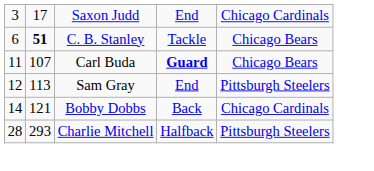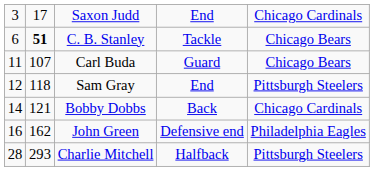(187, 62) bold -> (202, 62) normal
(40, 85) 113 -> (40, 85) 118
+ row: (106, 131)
